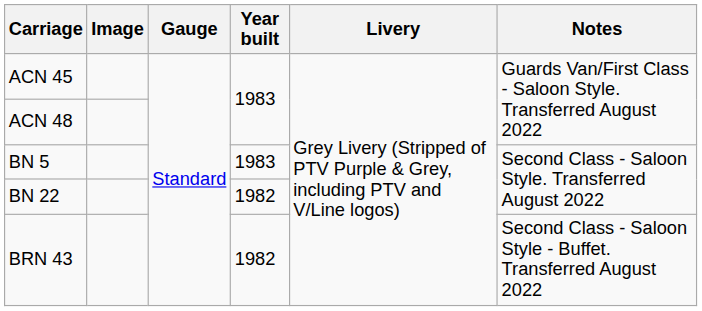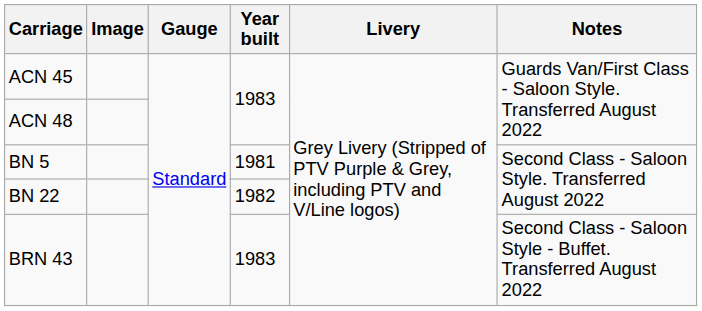(255, 161) 1983 -> (255, 161) 1981
(255, 259) 1982 -> (255, 259) 1983
